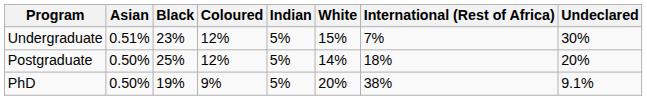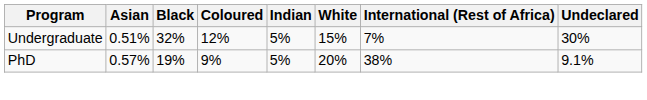(170, 38) 23% -> (170, 38) 32%
- row: (50, 60)
(129, 83) 0.50% -> (129, 60) 0.57%
